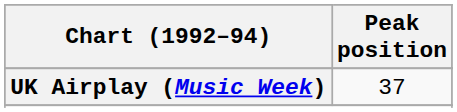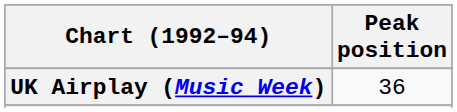(392, 87) 37 -> (392, 87) 36
